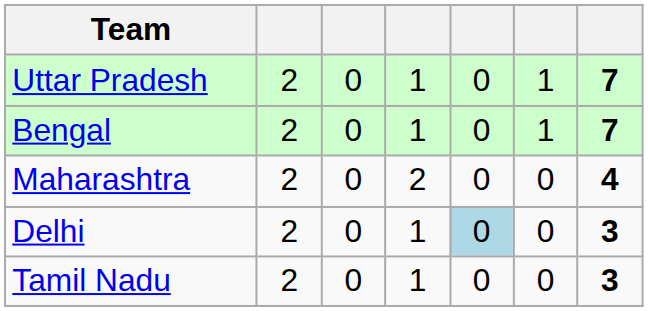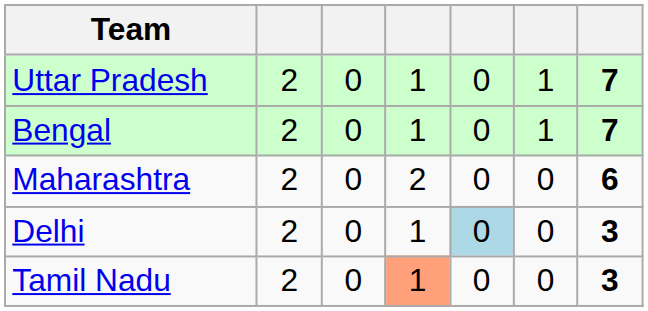(610, 180) 4 -> (610, 180) 6
(417, 280) no background -> (417, 280) lightsalmon background
